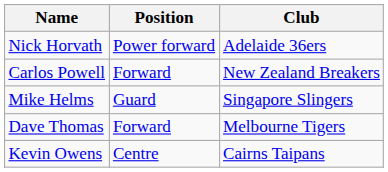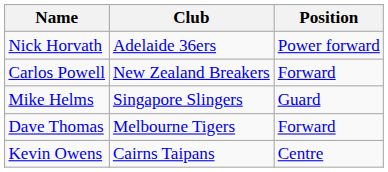columns swapped: (301, 18) <-> (164, 18)
